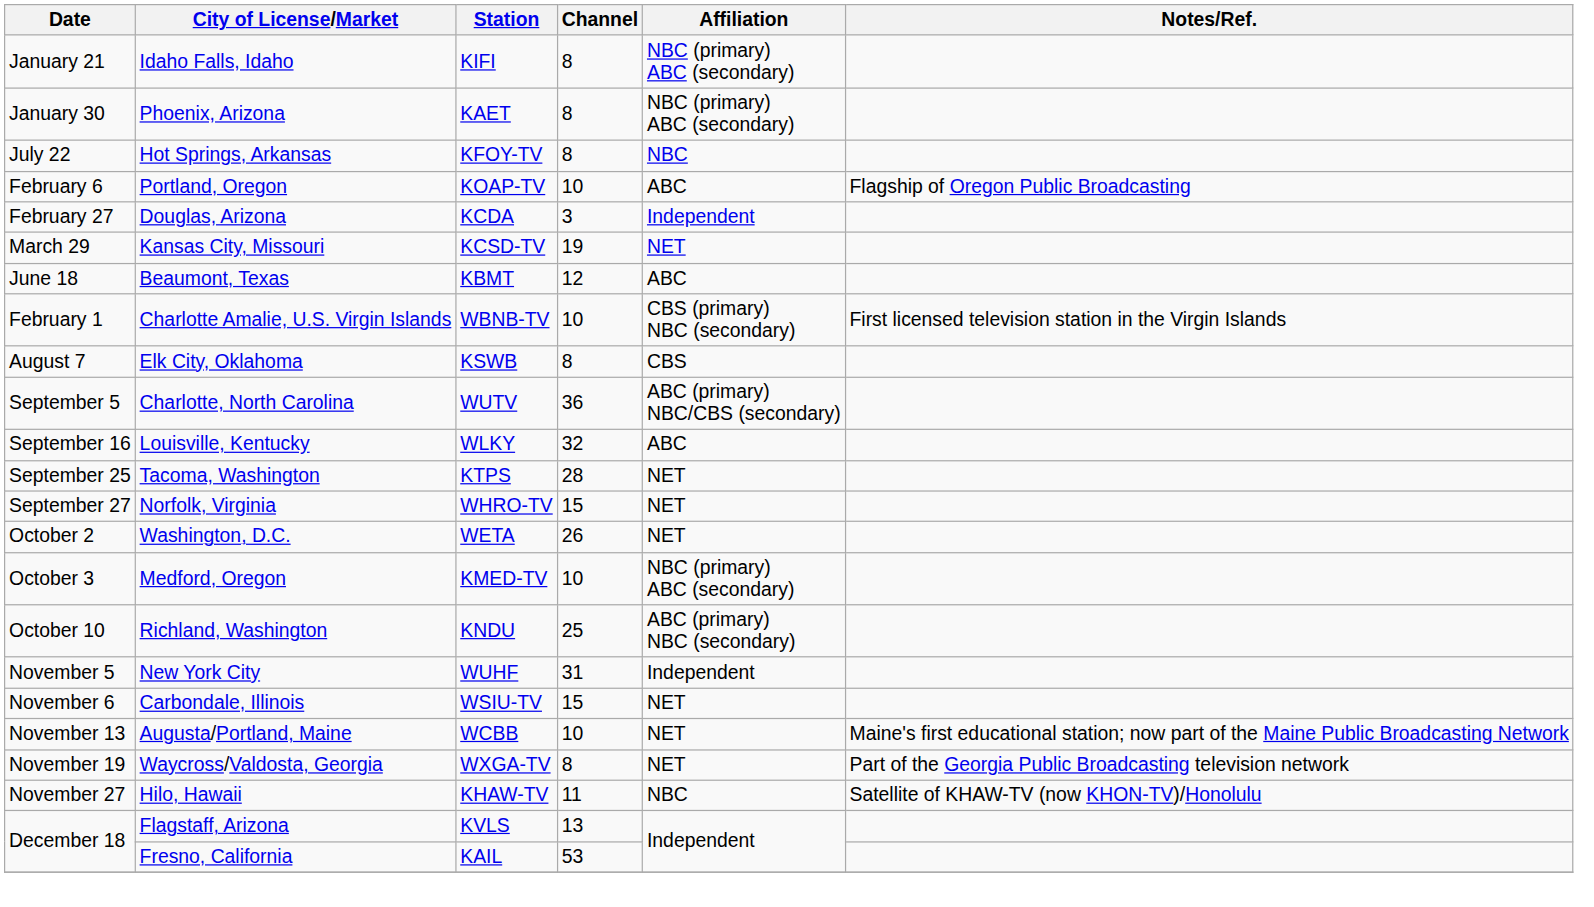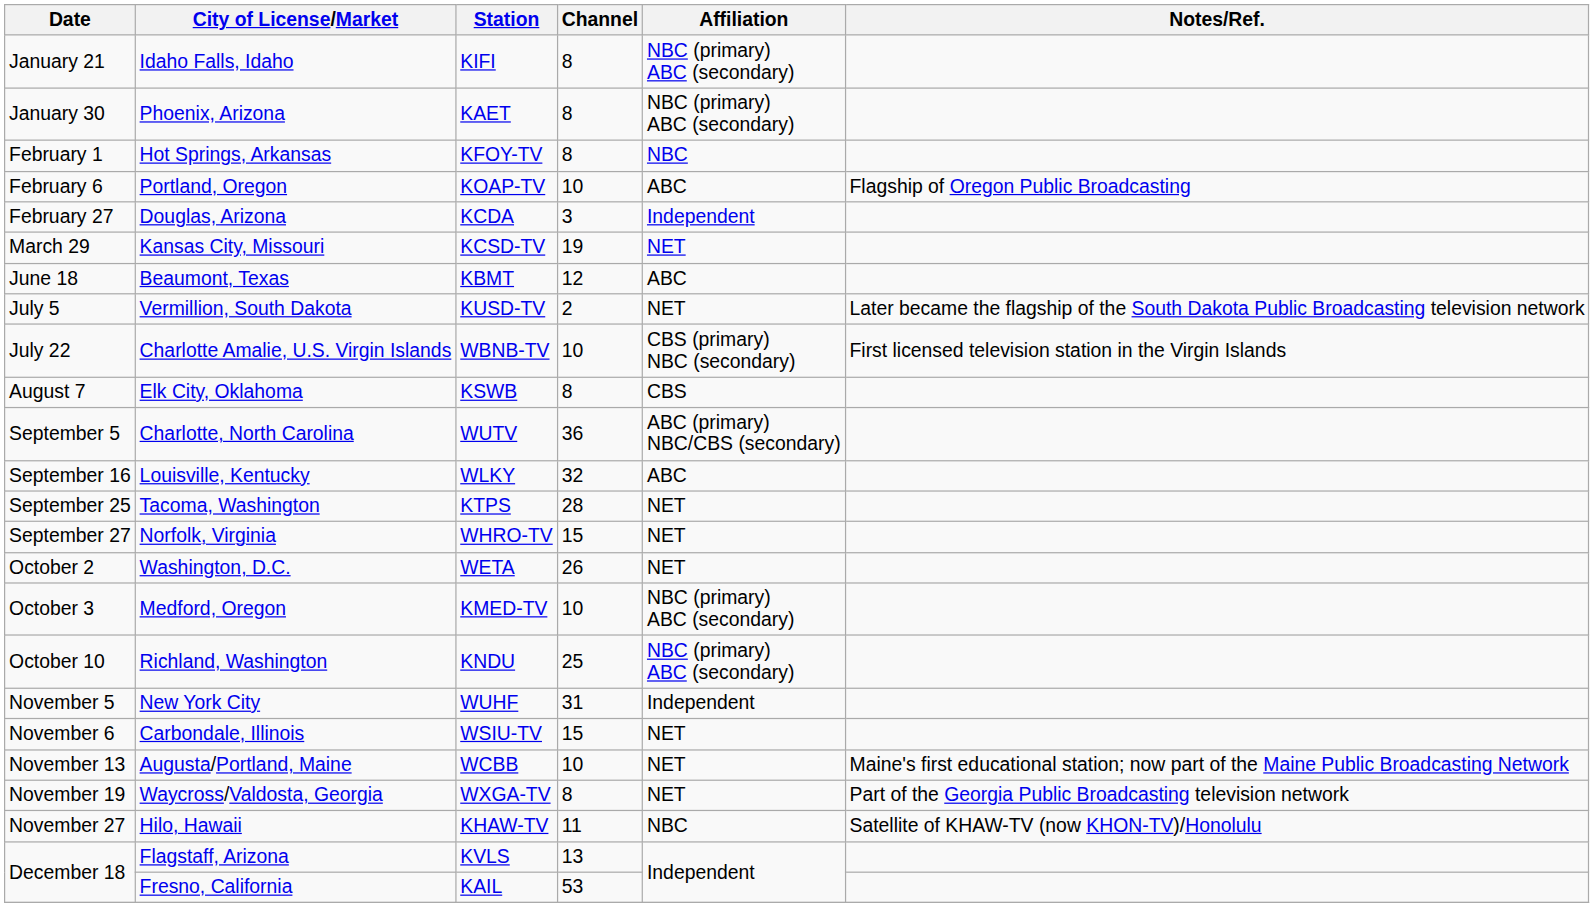(40, 155) July 22 -> (56, 155) February 1
+ row: (246, 309)
(56, 319) February 1 -> (40, 350) July 22
(721, 630) ABC (primary) NBC (secondary) -> (721, 661) NBC (primary) ABC (secondary)
